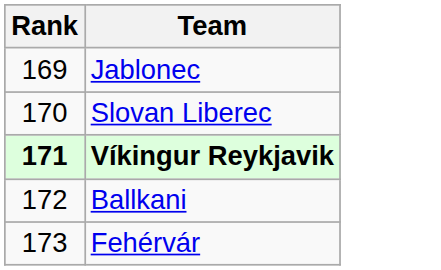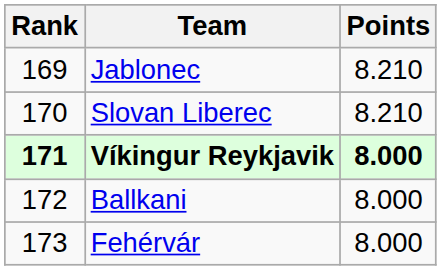+ column: (388, 26)
